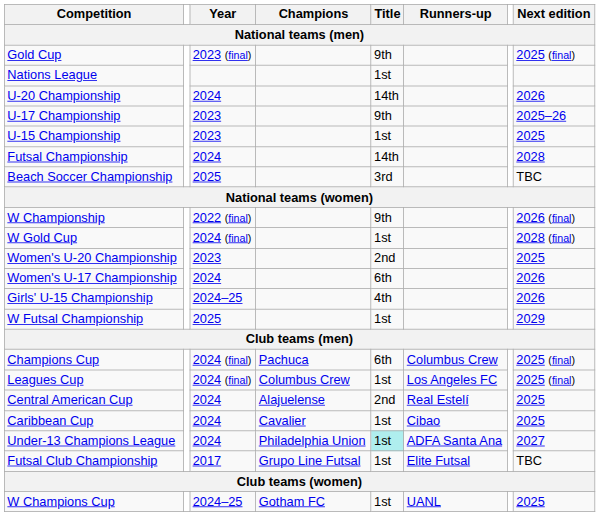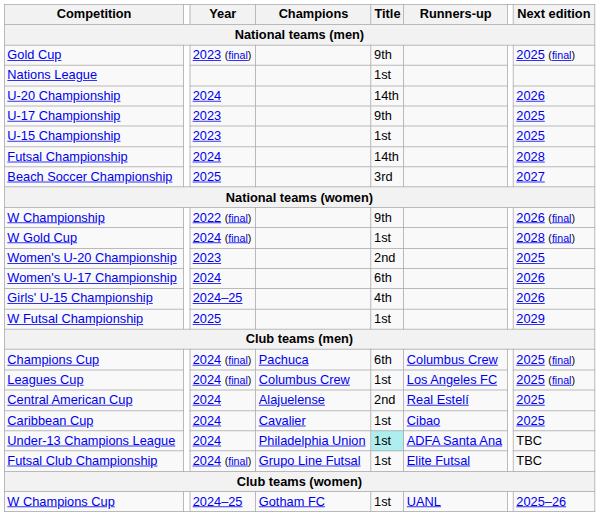(541, 116) 2025–26 -> (531, 116) 2025
(529, 177) TBC -> (531, 177) 2027
(531, 440) 2027 -> (529, 440) TBC
(207, 461) 2017 -> (222, 461) 2024 (final)
(531, 501) 2025 -> (541, 501) 2025–26
